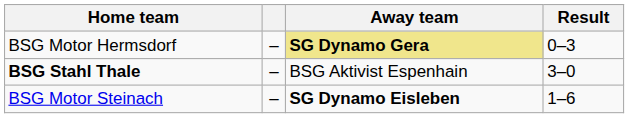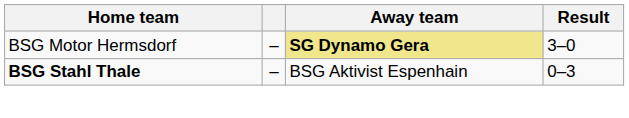(561, 44) 0–3 -> (561, 44) 3–0
(561, 71) 3–0 -> (561, 71) 0–3
- row: (86, 98)
